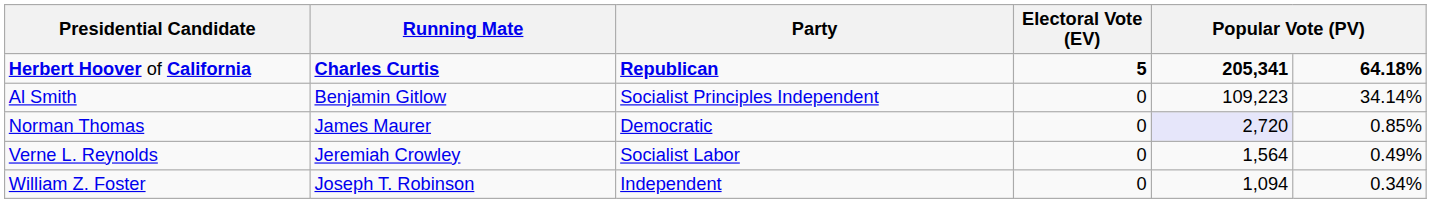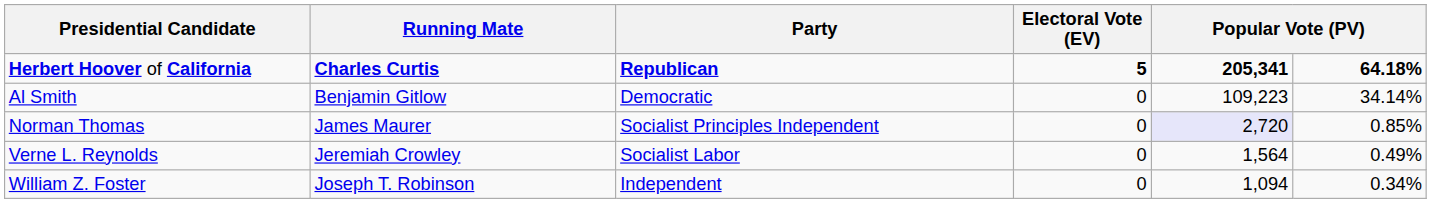(749, 97) Socialist Principles Independent -> (666, 97) Democratic
(666, 126) Democratic -> (749, 126) Socialist Principles Independent
